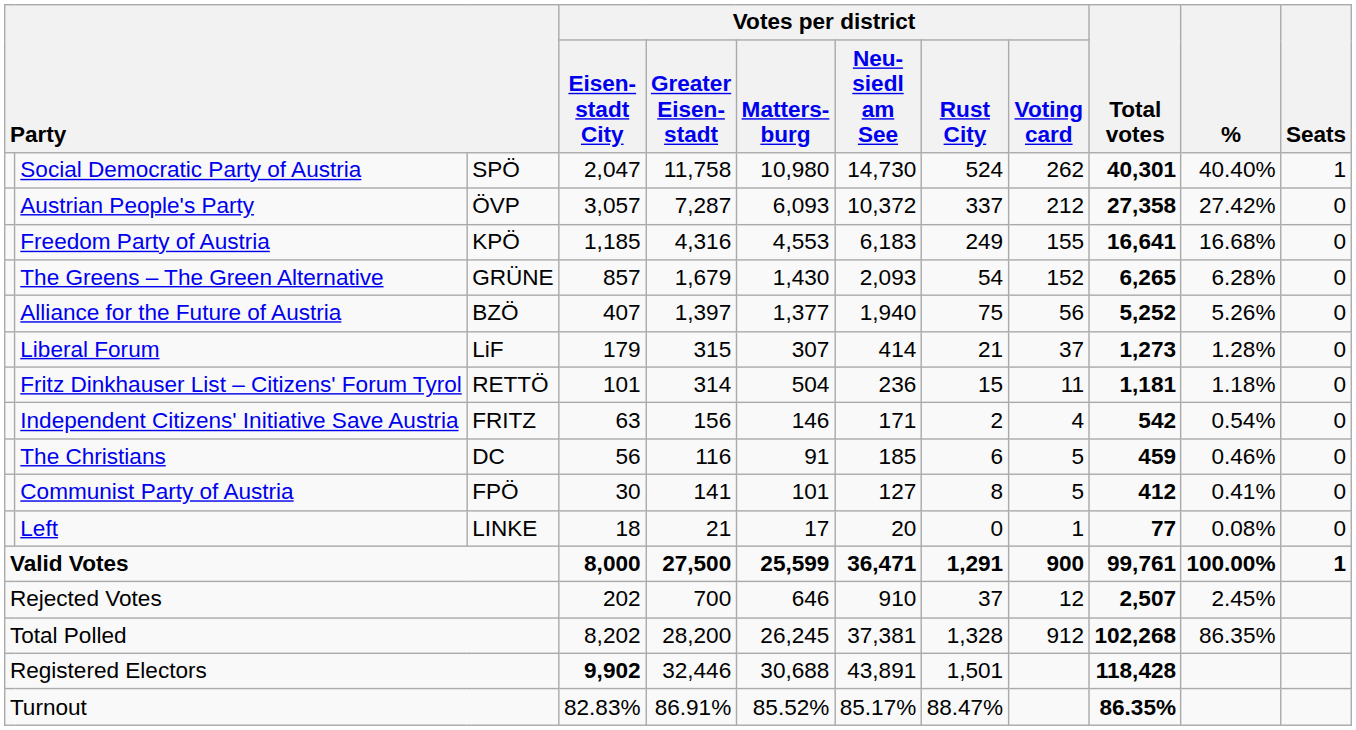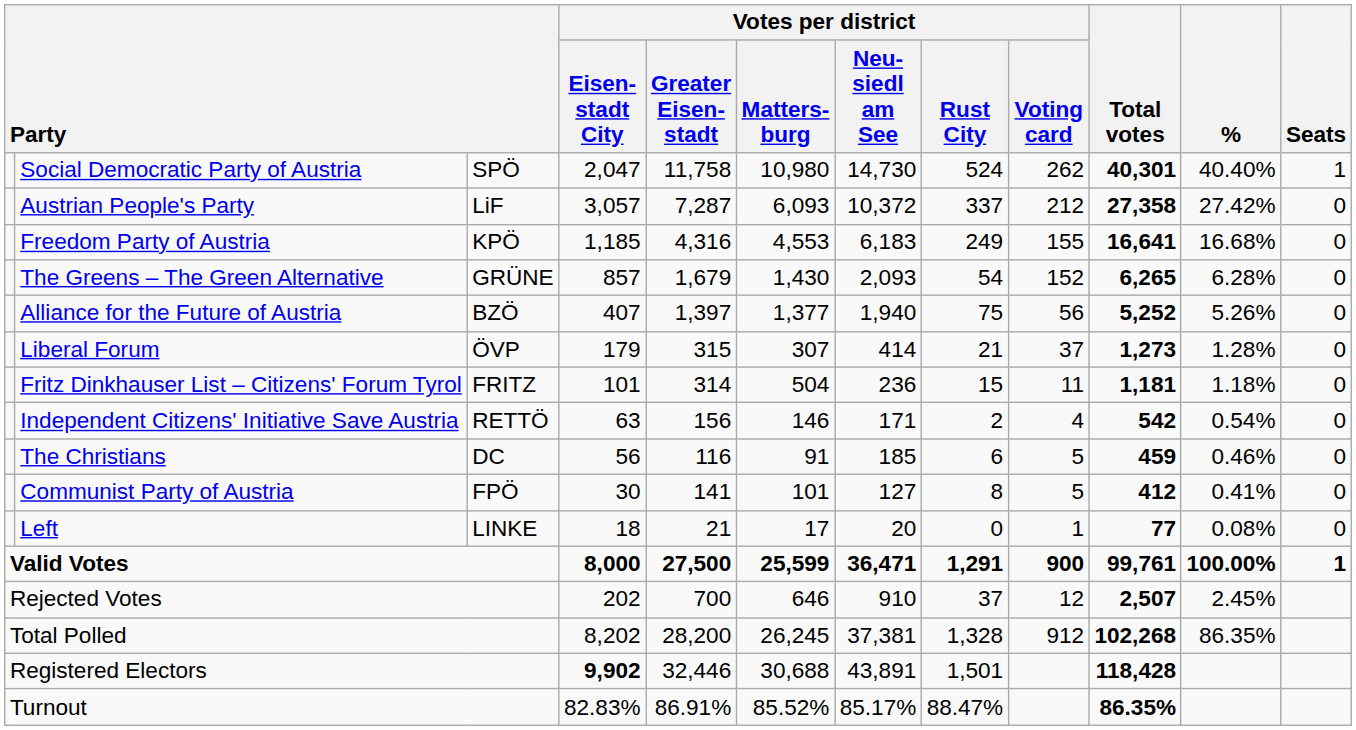(496, 205) ÖVP -> (488, 205) LiF
(488, 348) LiF -> (496, 348) ÖVP
(510, 384) RETTÖ -> (504, 384) FRITZ
(504, 420) FRITZ -> (510, 420) RETTÖ
